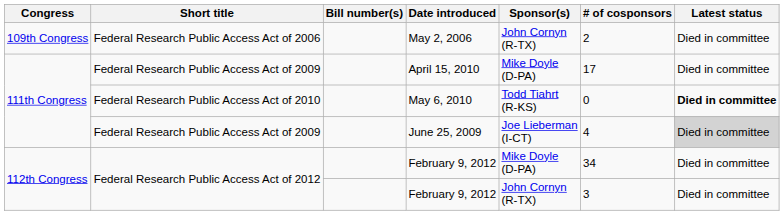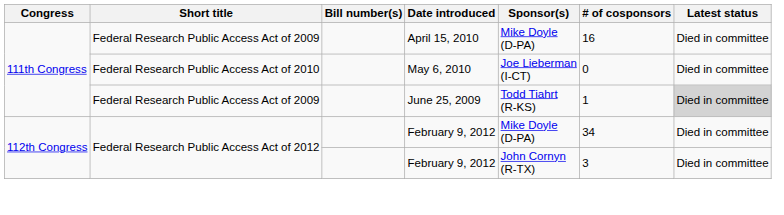- row: (207, 38)
(589, 69) 17 -> (589, 38) 16
(530, 100) Todd Tiahrt (R-KS) -> (539, 69) Joe Lieberman (I-CT)
(727, 100) bold -> (723, 69) normal
(540, 132) Joe Lieberman (I-CT) -> (529, 100) Todd Tiahrt (R-KS)
(586, 132) 4 -> (585, 100) 1
